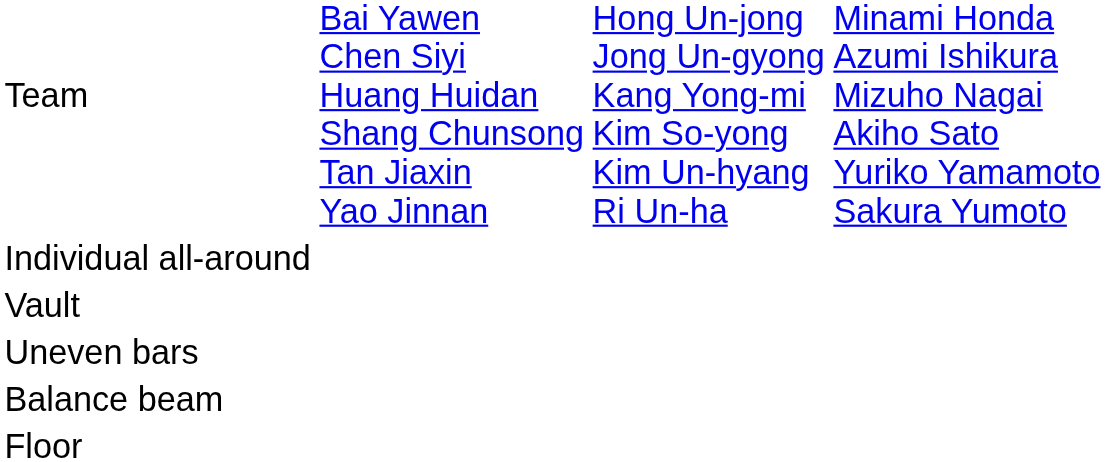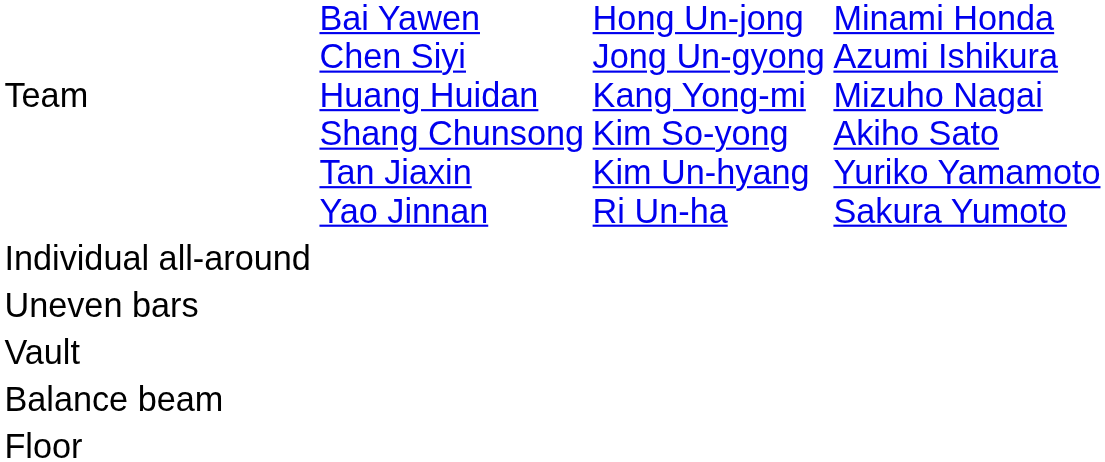rows swapped: (42, 305) <-> (101, 352)
